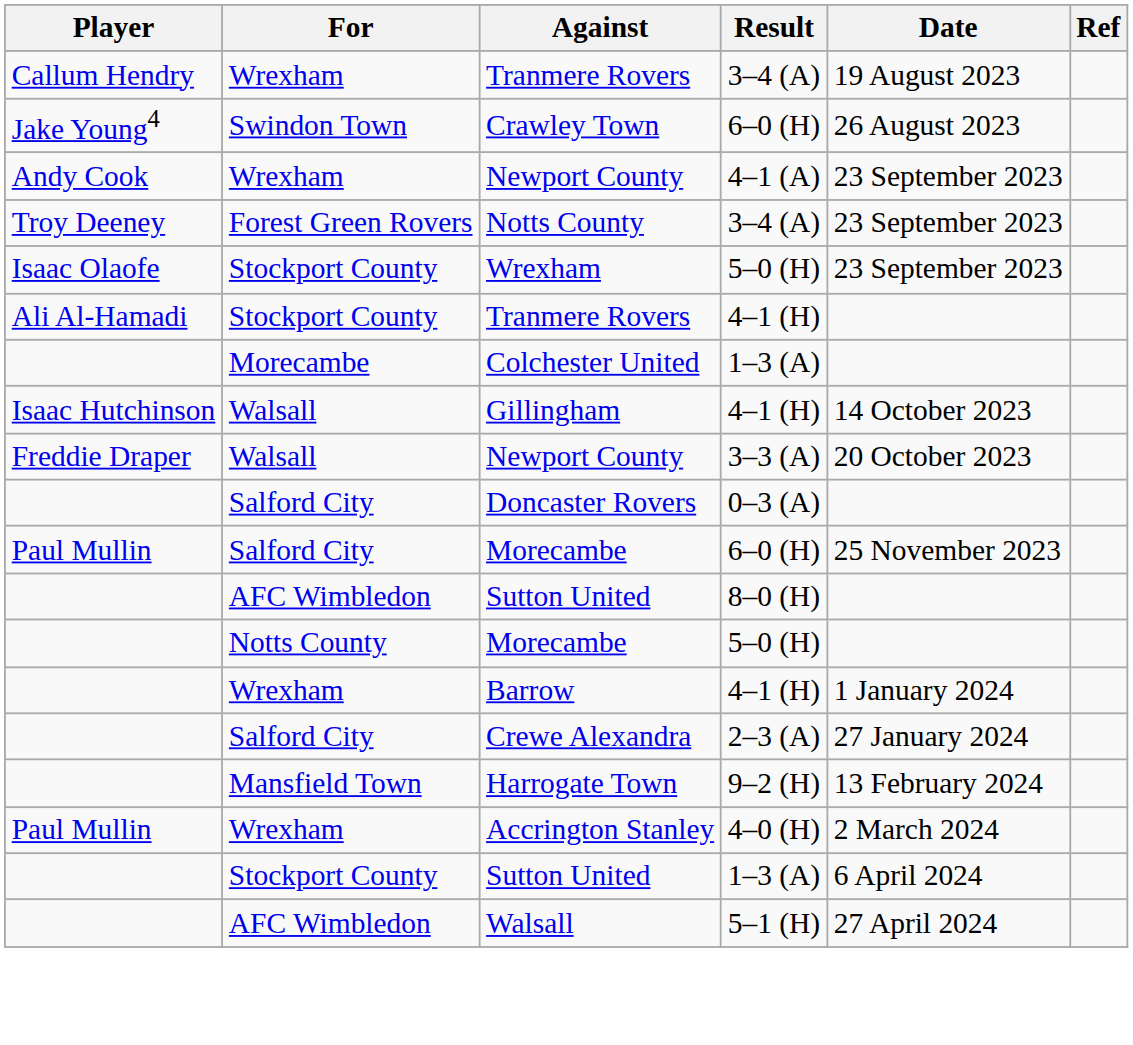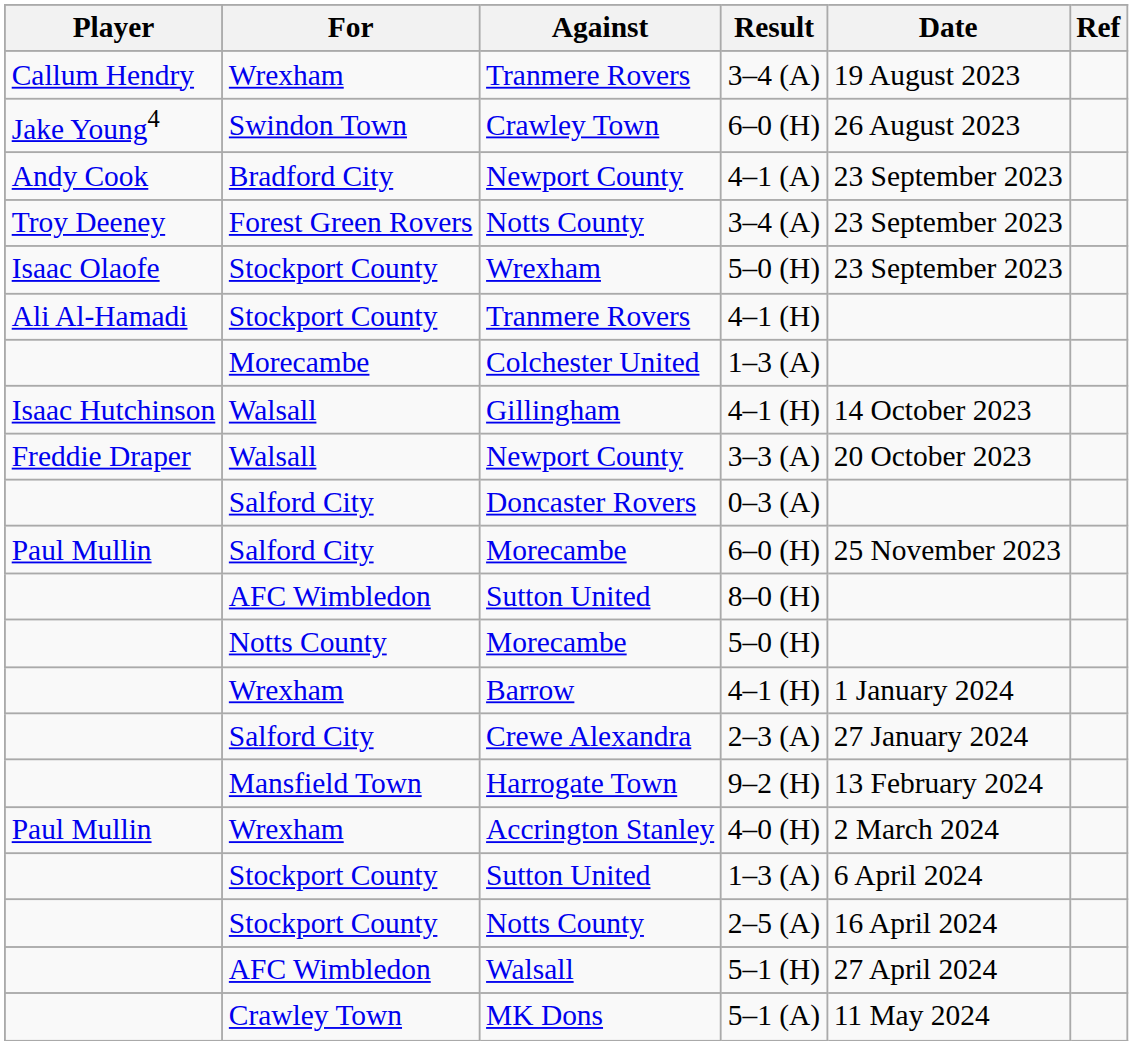(286, 175) Wrexham -> (311, 175) Bradford City
+ row: (565, 922)
+ row: (545, 1016)
